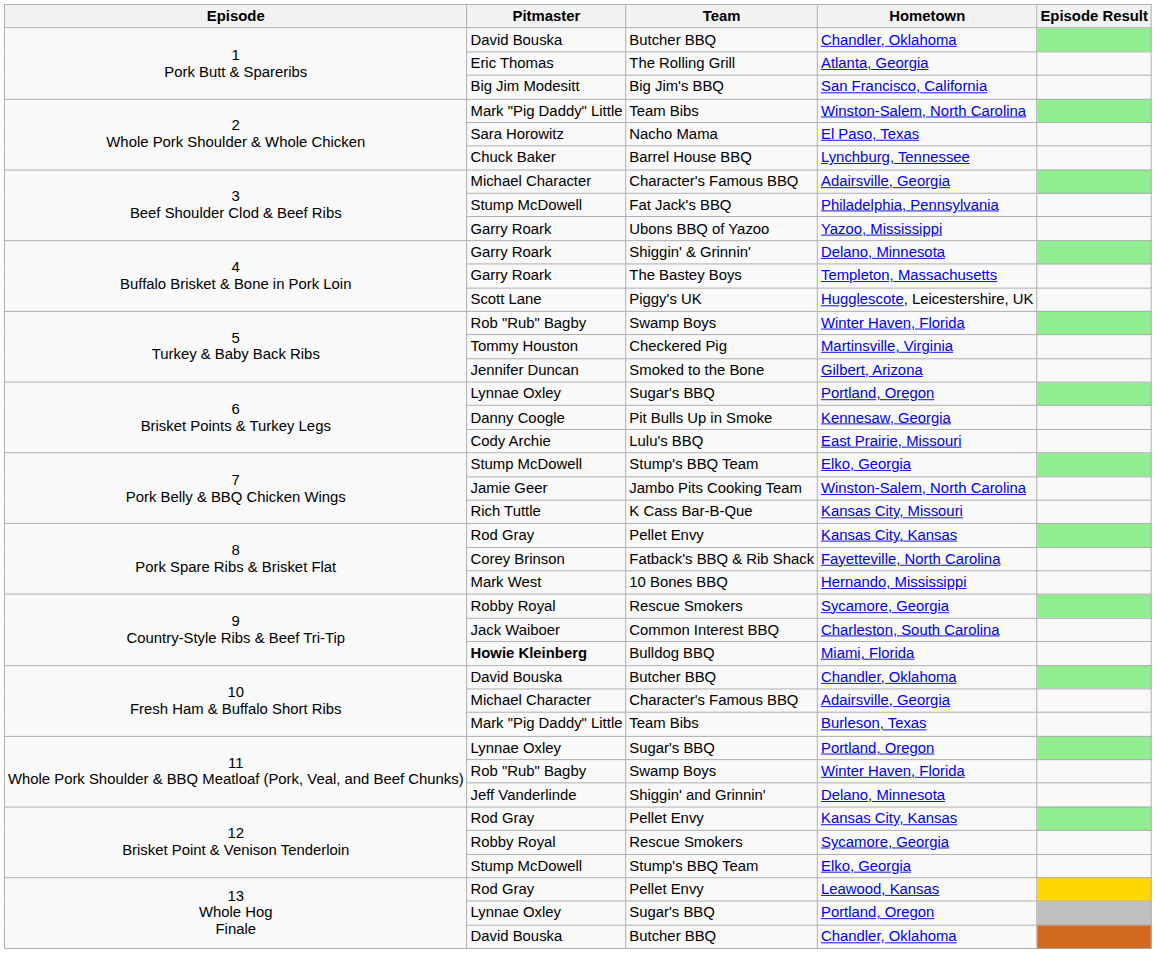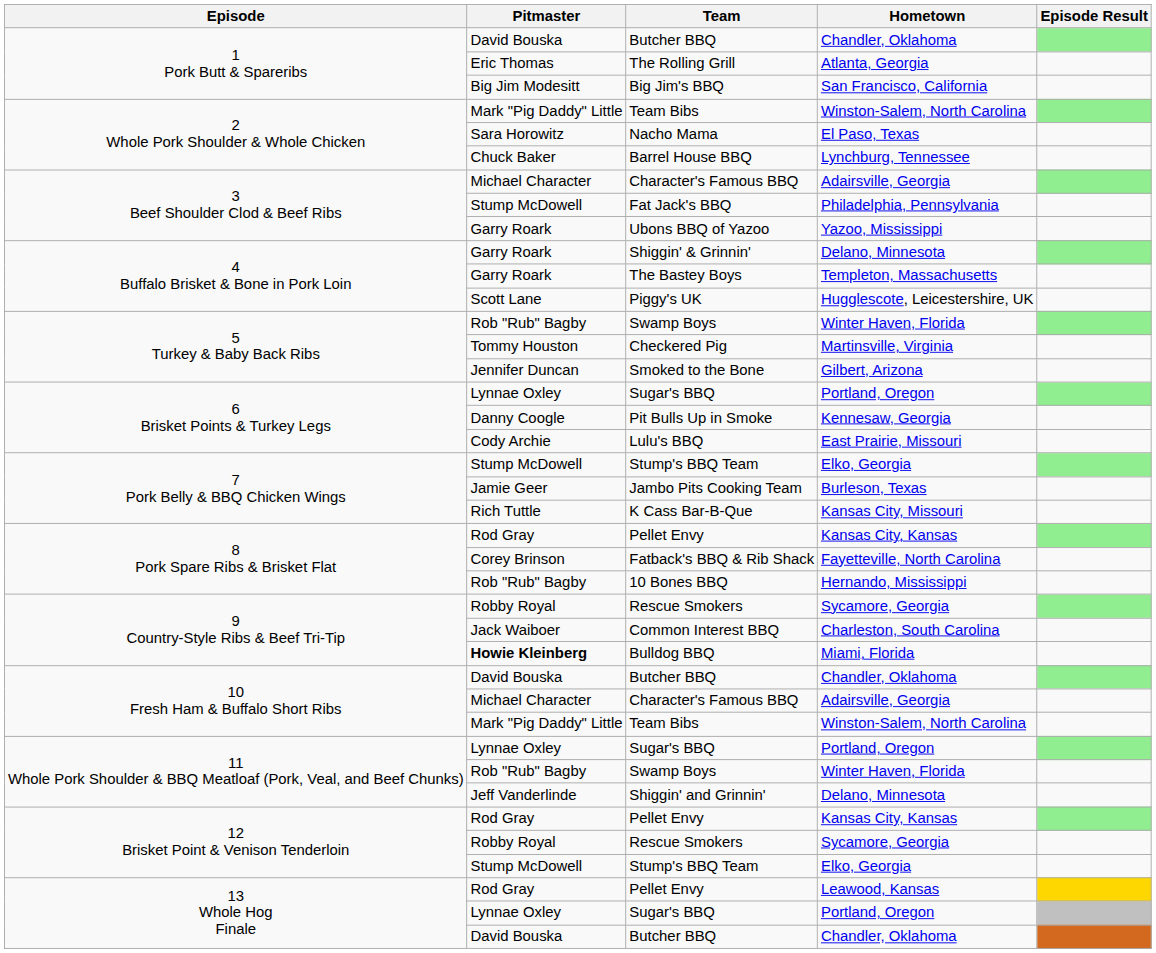(924, 488) Winston-Salem, North Carolina -> (874, 488) Burleson, Texas
(506, 582) Mark West -> (528, 582) Rob "Rub" Bagby
(874, 724) Burleson, Texas -> (924, 724) Winston-Salem, North Carolina
